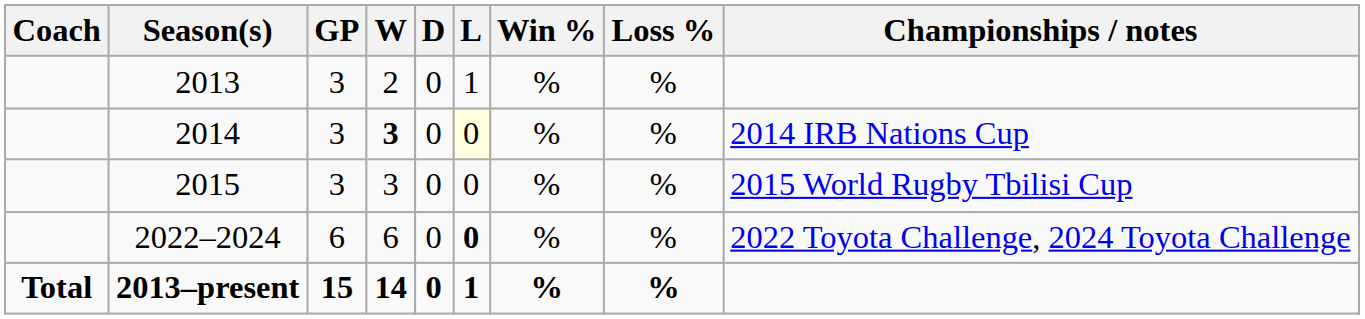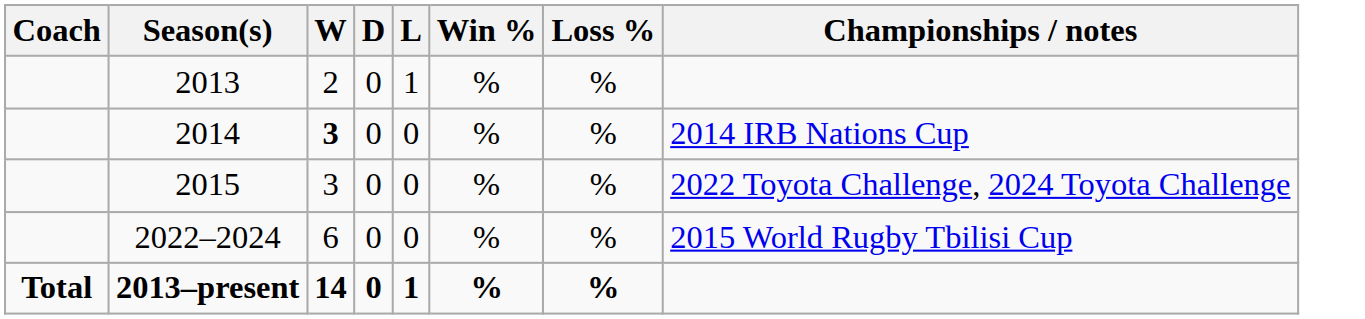- column: (337, 30)
(471, 133) lightyellow background -> (411, 133) no background
(931, 184) 2015 World Rugby Tbilisi Cup -> (980, 184) 2022 Toyota Challenge, 2024 Toyota Challenge
(471, 236) bold -> (411, 236) normal
(1040, 236) 2022 Toyota Challenge, 2024 Toyota Challenge -> (871, 236) 2015 World Rugby Tbilisi Cup
